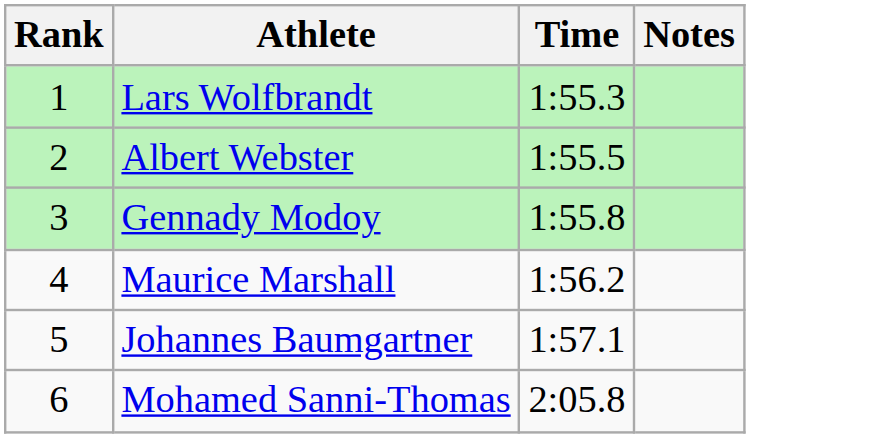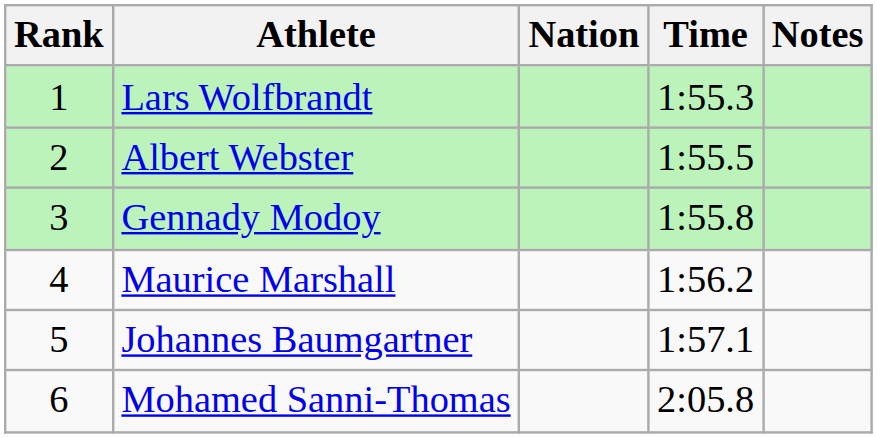+ column: (584, 34)
